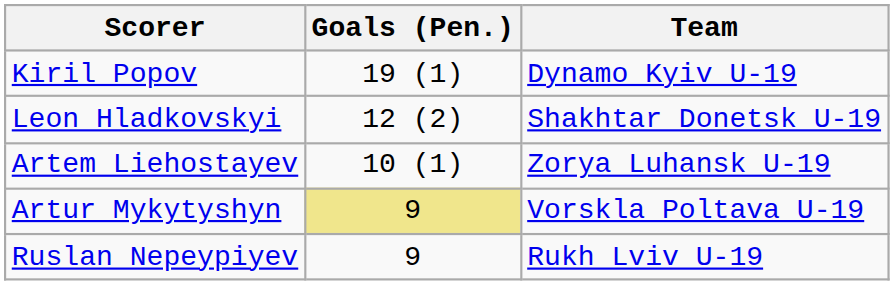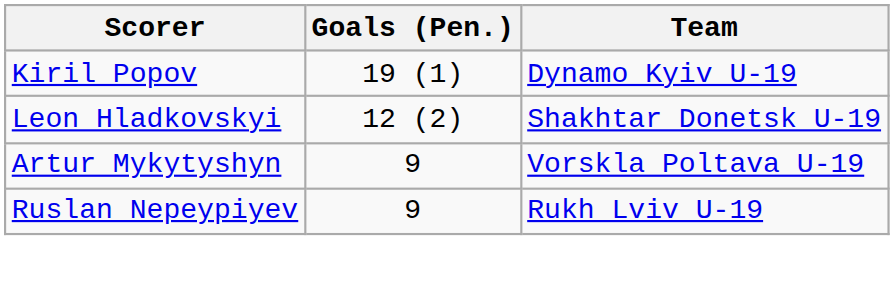- row: (155, 165)
(413, 211) khaki background -> (413, 165) no background
